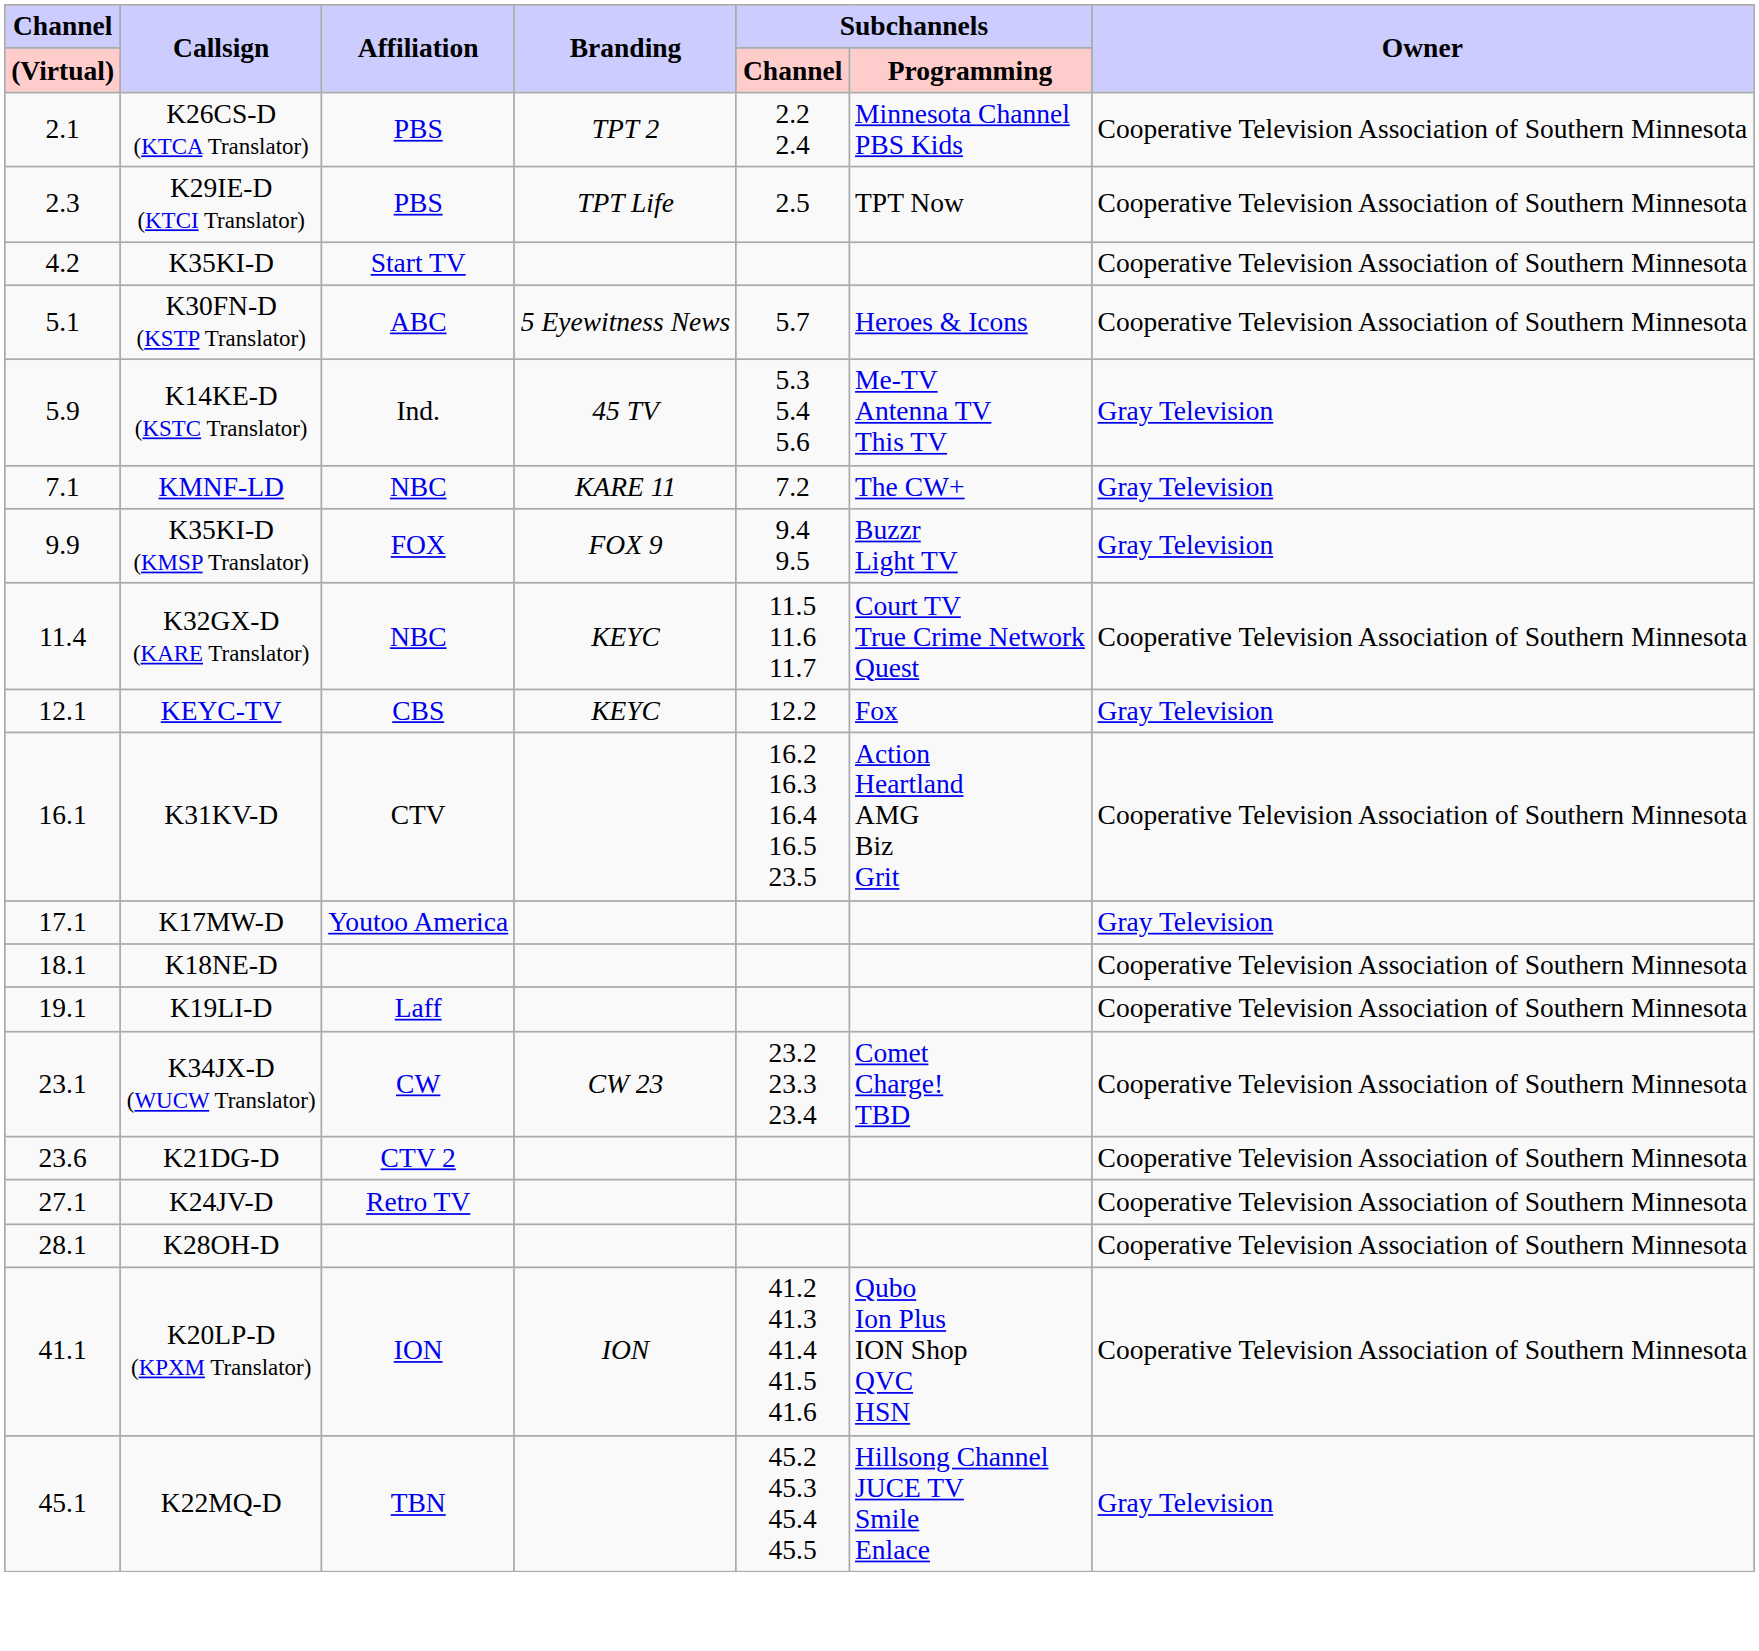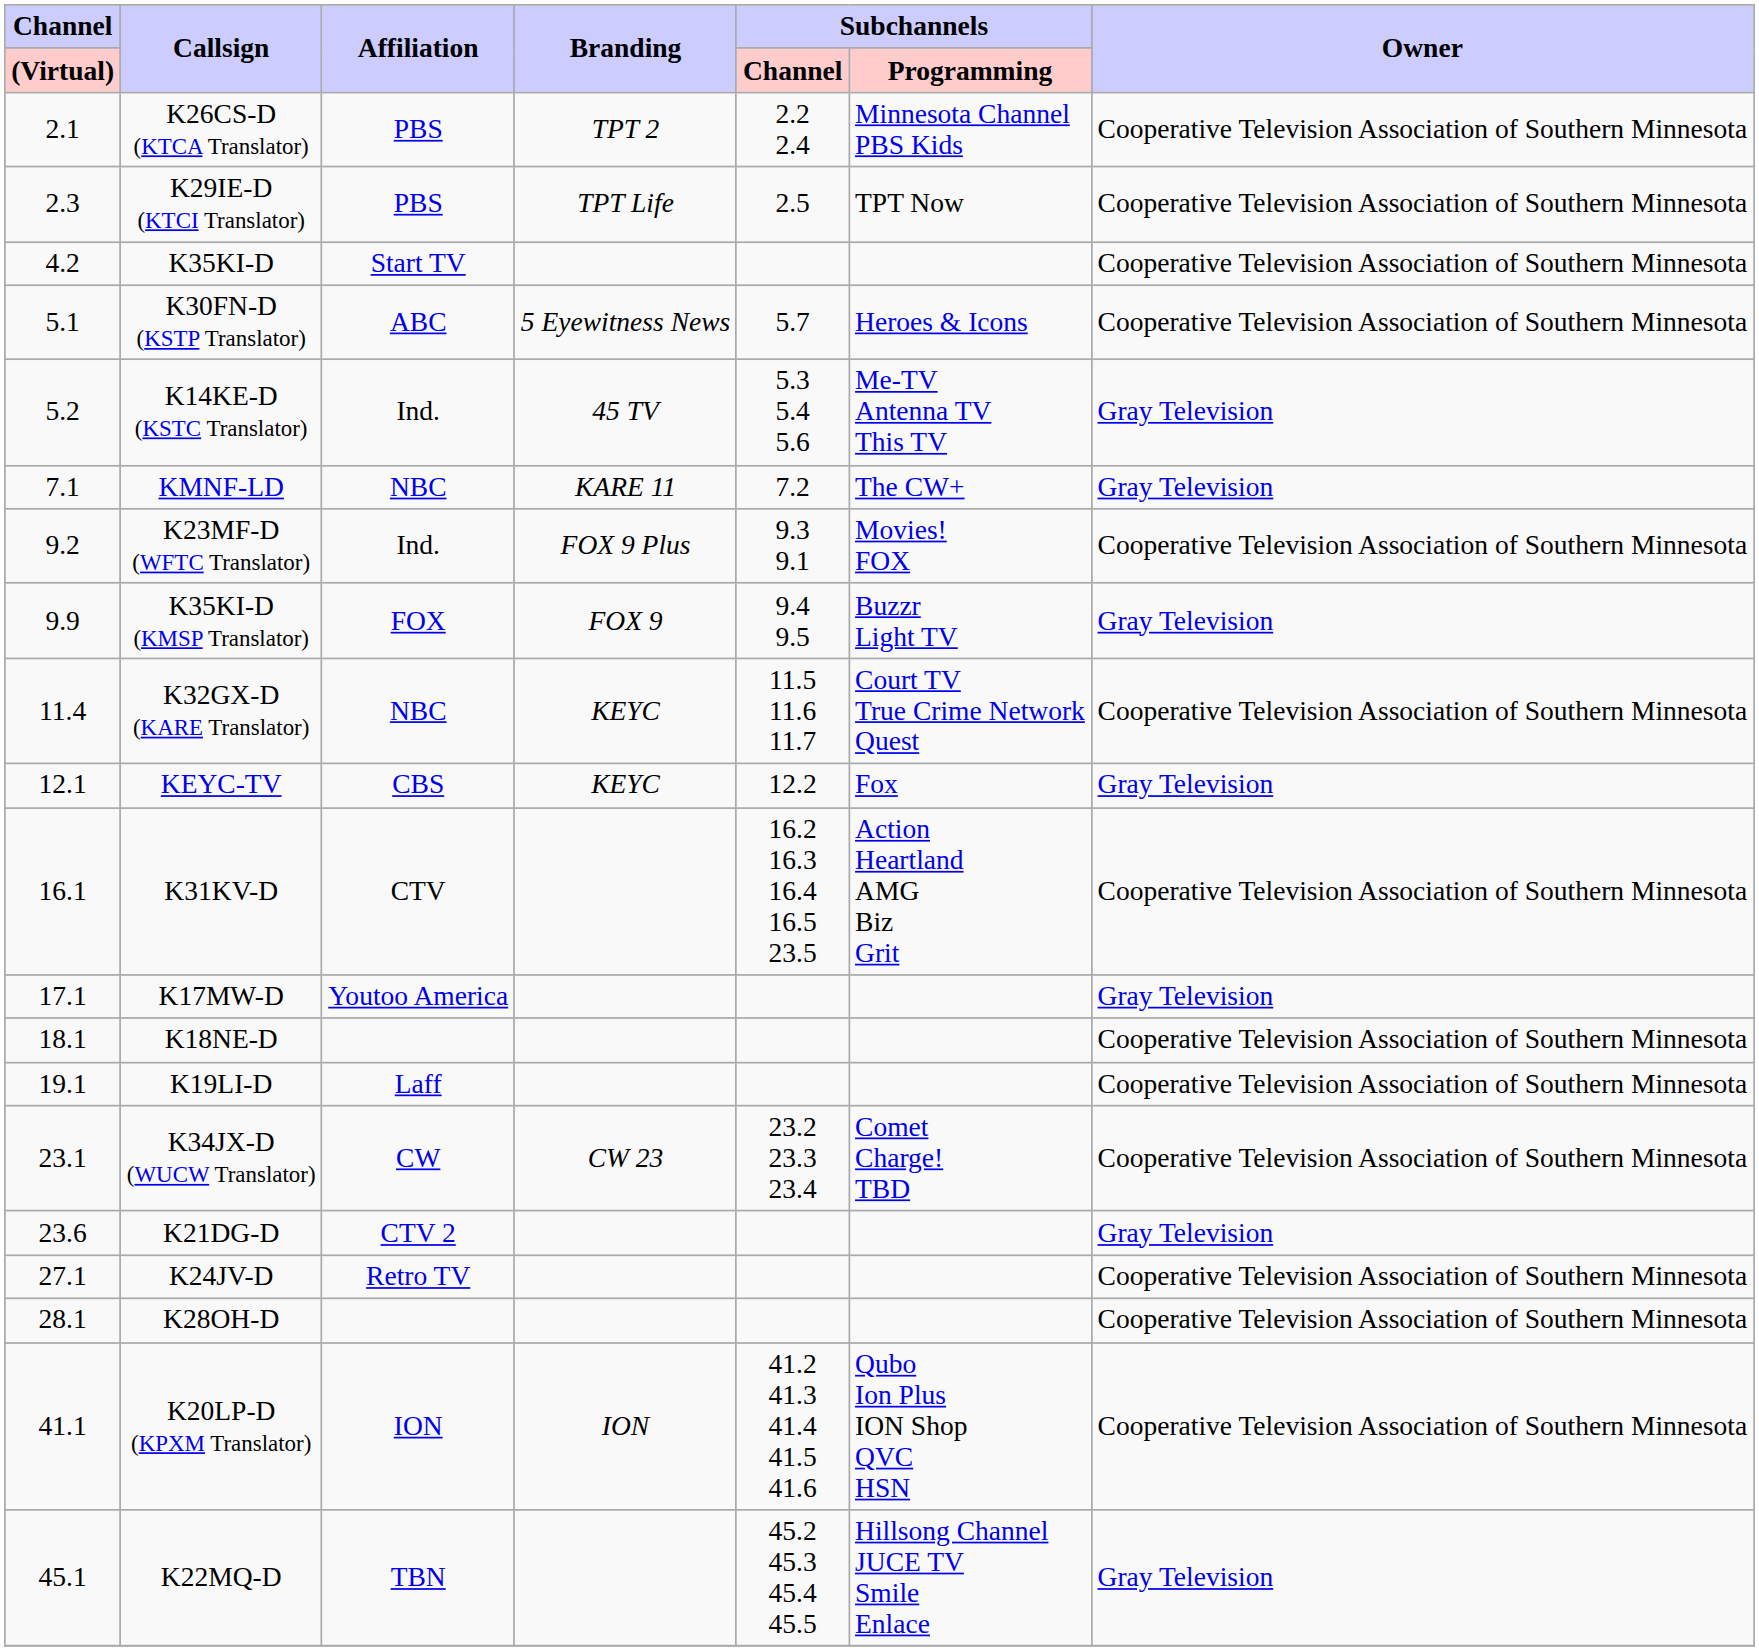(63, 412) 5.9 -> (63, 412) 5.2
+ row: (221, 545)
(1422, 1158) Cooperative Television Association of Southern Minnesota -> (1185, 1232) Gray Television
